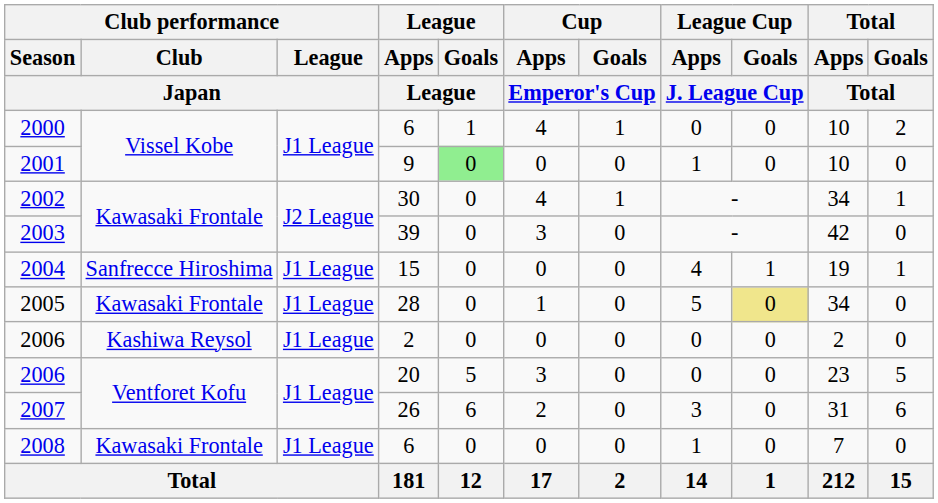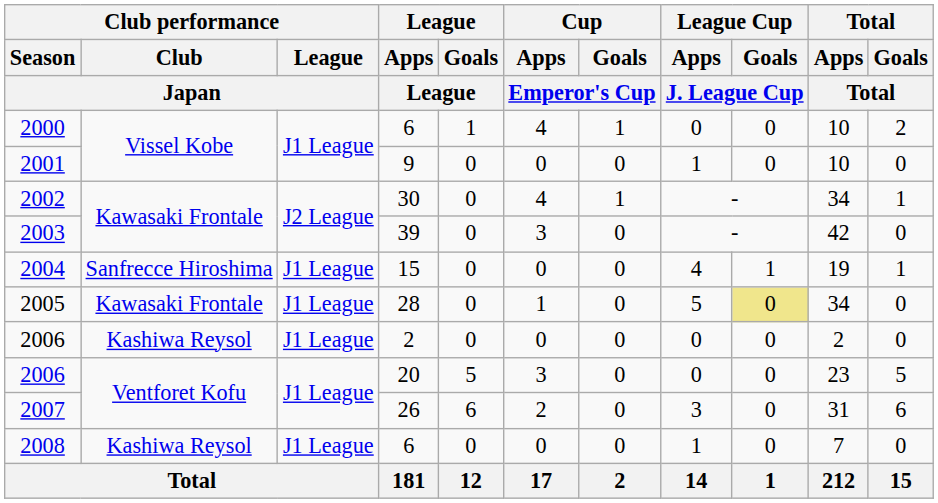(471, 163) lightgreen background -> (471, 163) no background
(179, 445) Kawasaki Frontale -> (179, 445) Kashiwa Reysol
